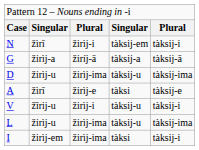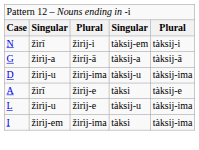- row: (10, 106)
(90, 122) žirìj-ima -> (84, 106) žirìj-e
(167, 138) tàksij-i -> (173, 122) tàksij-ima
